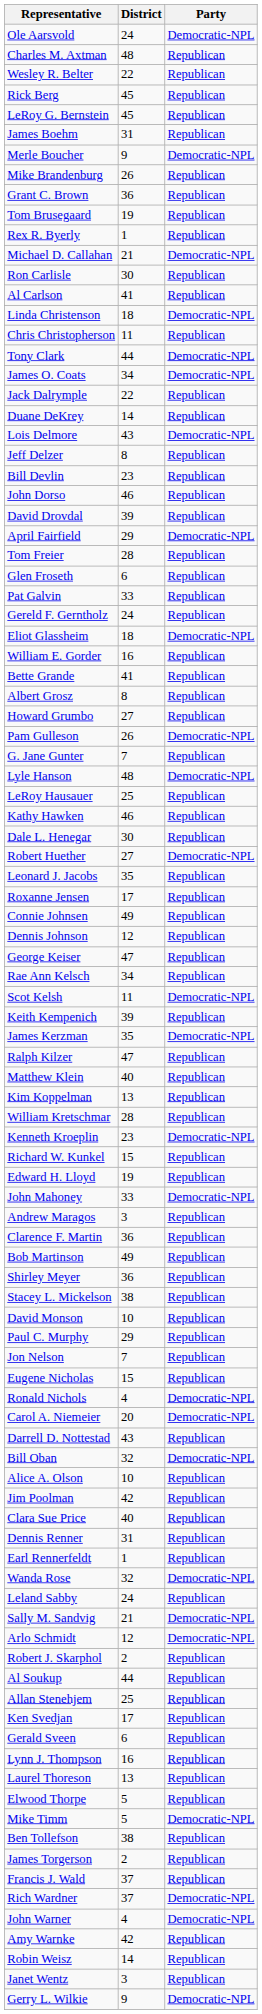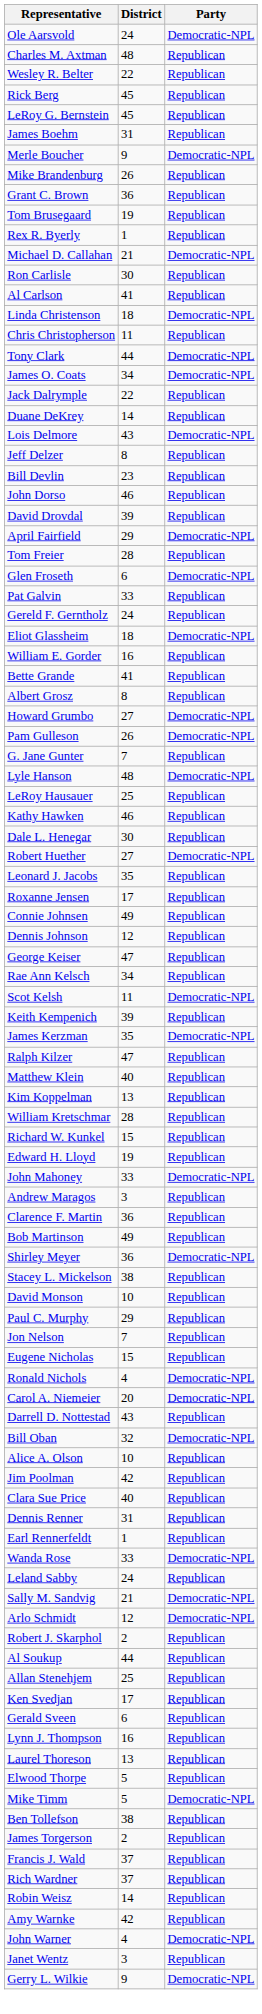(196, 575) Republican -> (211, 575) Democratic-NPL
(196, 716) Republican -> (211, 716) Democratic-NPL
- row: (53, 1137)
(196, 1277) Republican -> (211, 1257) Democratic-NPL
(127, 1578) 32 -> (127, 1558) 33
(211, 1898) Democratic-NPL -> (196, 1878) Republican
rows swapped: (39, 1918) <-> (40, 1959)
